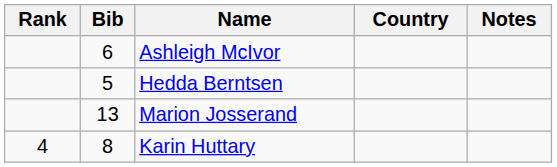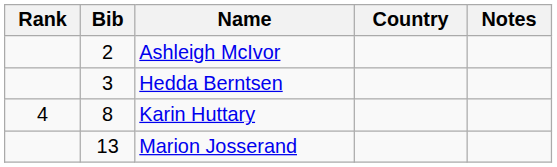(108, 51) 6 -> (108, 51) 2
(108, 83) 5 -> (108, 83) 3
rows swapped: (218, 114) <-> (197, 146)
